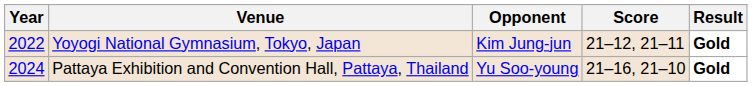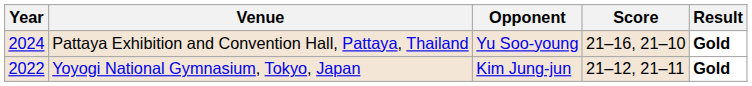rows swapped: (206, 44) <-> (260, 69)
